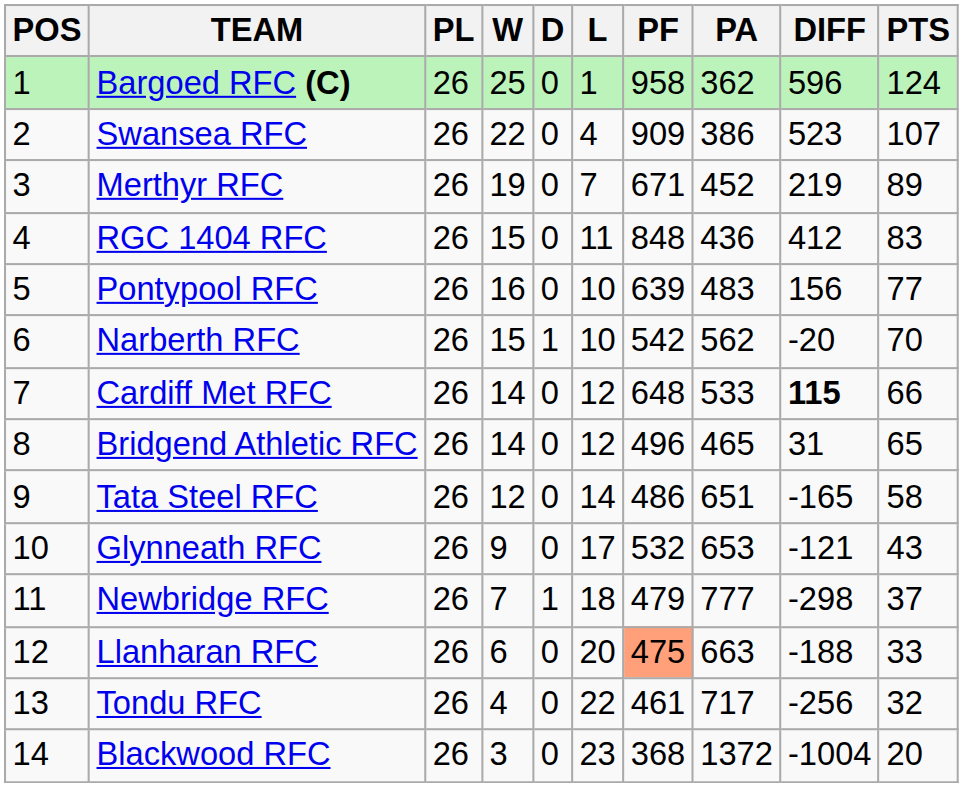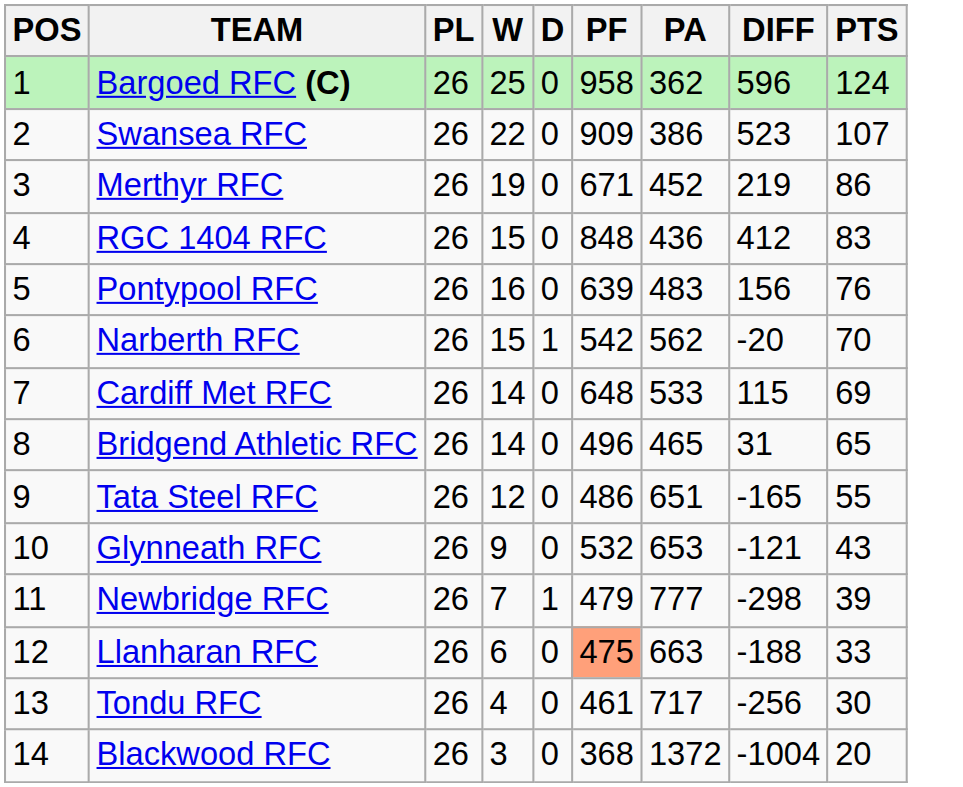- column: (598, 30)
(905, 185) 89 -> (853, 185) 86
(905, 289) 77 -> (853, 289) 76
(814, 392) bold -> (763, 392) normal
(905, 392) 66 -> (853, 392) 69
(905, 496) 58 -> (853, 496) 55
(905, 599) 37 -> (853, 599) 39
(905, 703) 32 -> (853, 703) 30
